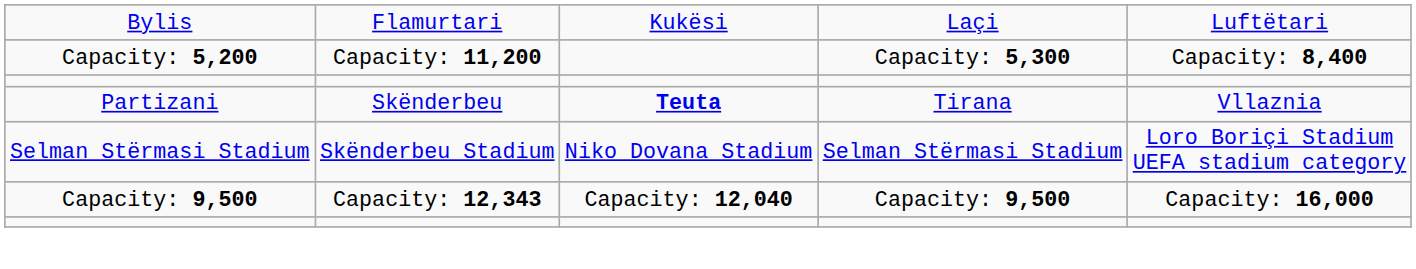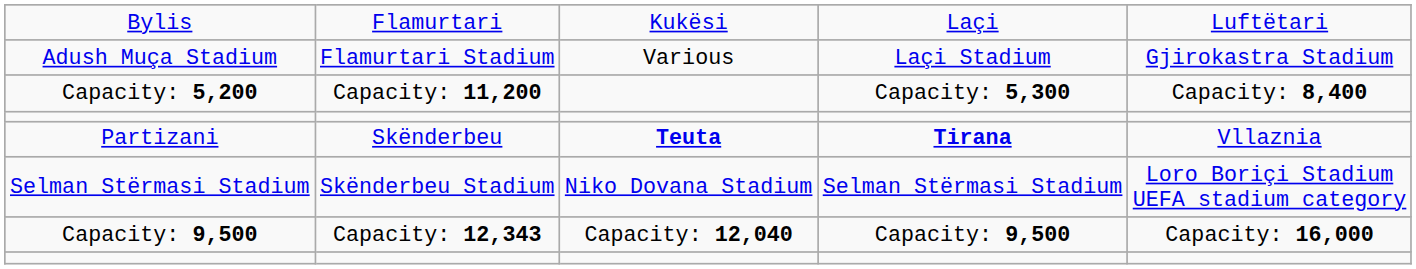+ row: (160, 58)
(973, 104) normal -> (973, 139) bold
